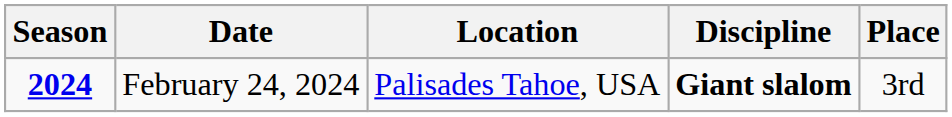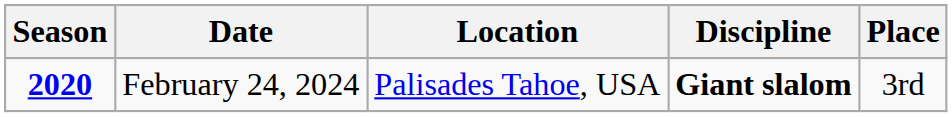(60, 84) 2024 -> (60, 84) 2020
